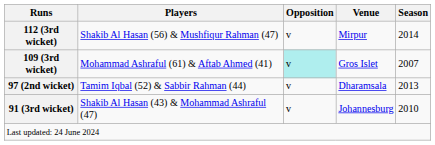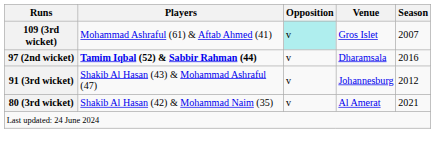- row: (41, 35)
(163, 86) normal -> (169, 58) bold
(408, 86) 2013 -> (408, 58) 2016
(408, 109) 2010 -> (408, 80) 2012
+ row: (41, 103)
